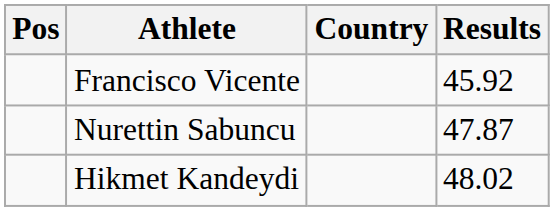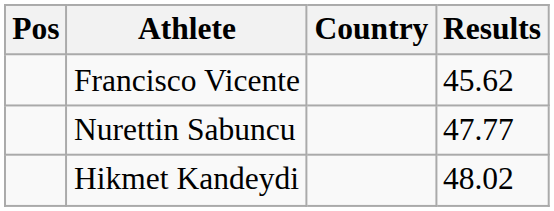(478, 79) 45.92 -> (478, 79) 45.62
(478, 129) 47.87 -> (478, 129) 47.77
